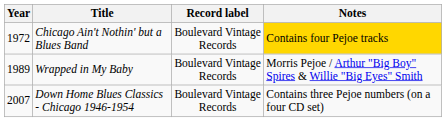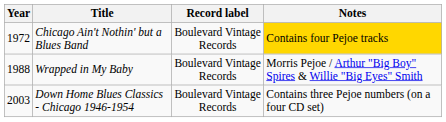(19, 69) 1989 -> (19, 69) 1988
(19, 100) 2007 -> (19, 100) 2003
